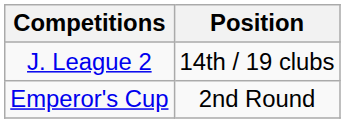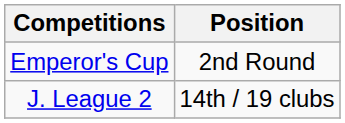rows swapped: (89, 61) <-> (89, 99)
